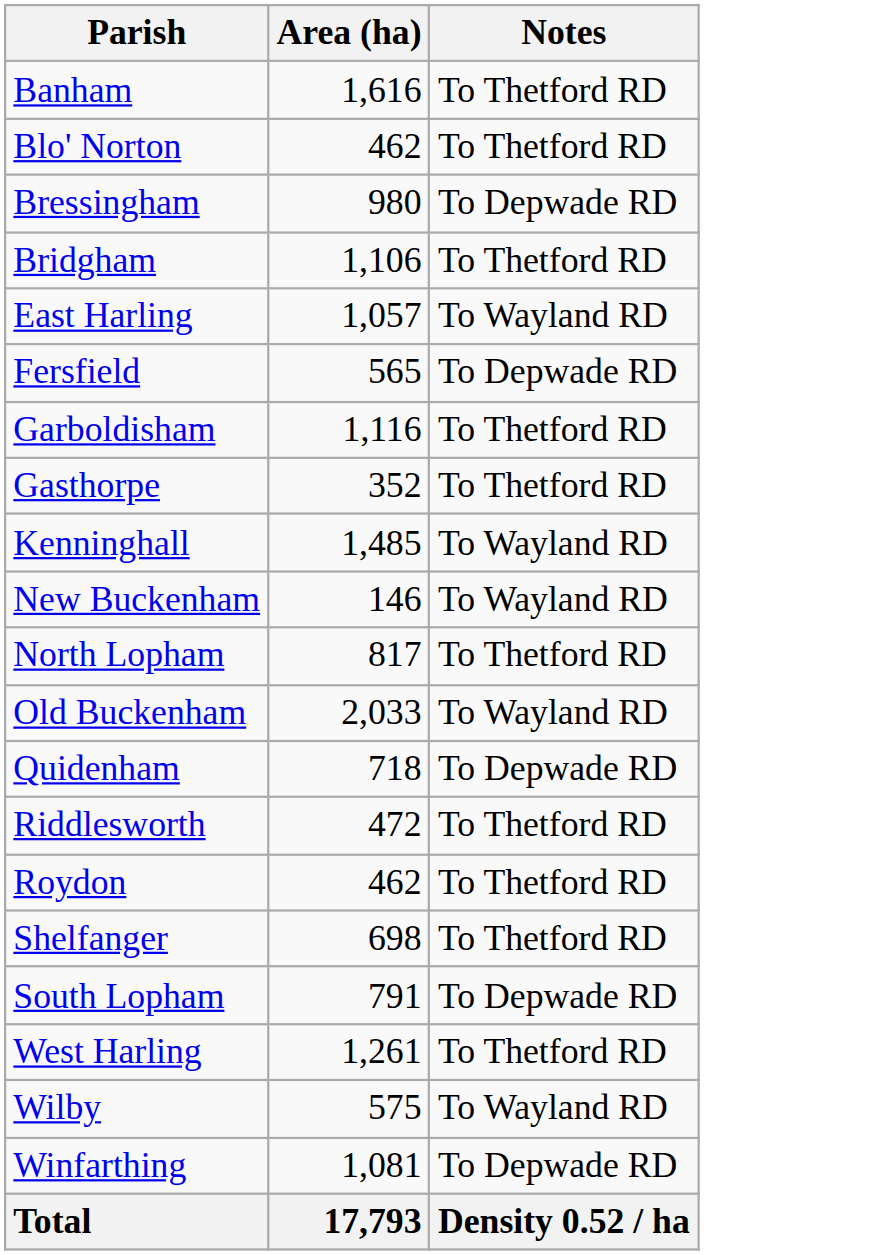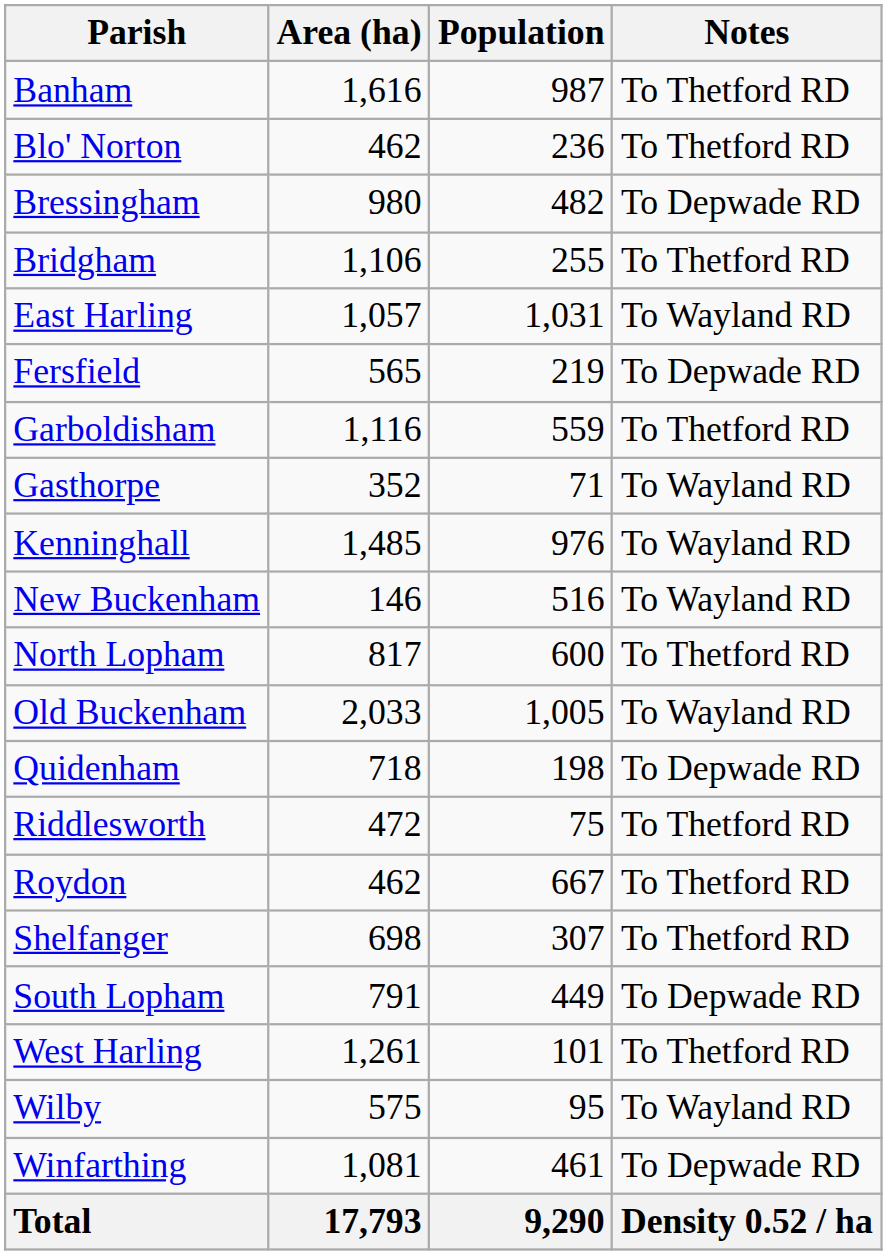+ column: (521, 32)
(552, 485) To Thetford RD -> (736, 485) To Wayland RD
